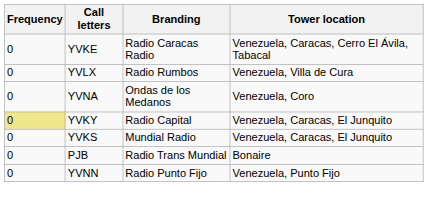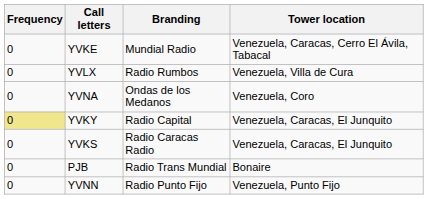(162, 49) Radio Caracas Radio -> (161, 49) Mundial Radio
(161, 138) Mundial Radio -> (162, 144) Radio Caracas Radio
